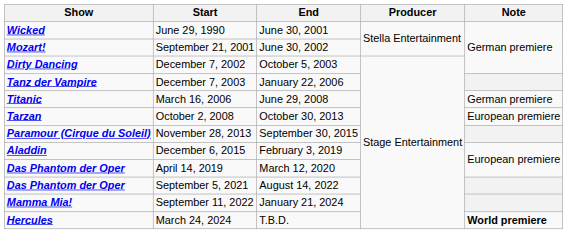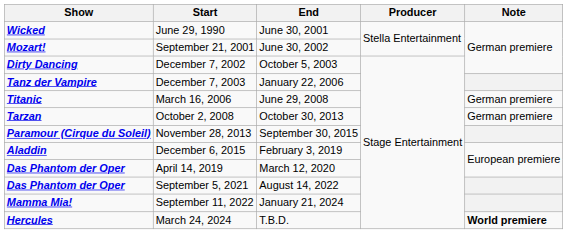(514, 116) European premiere -> (510, 116) German premiere
